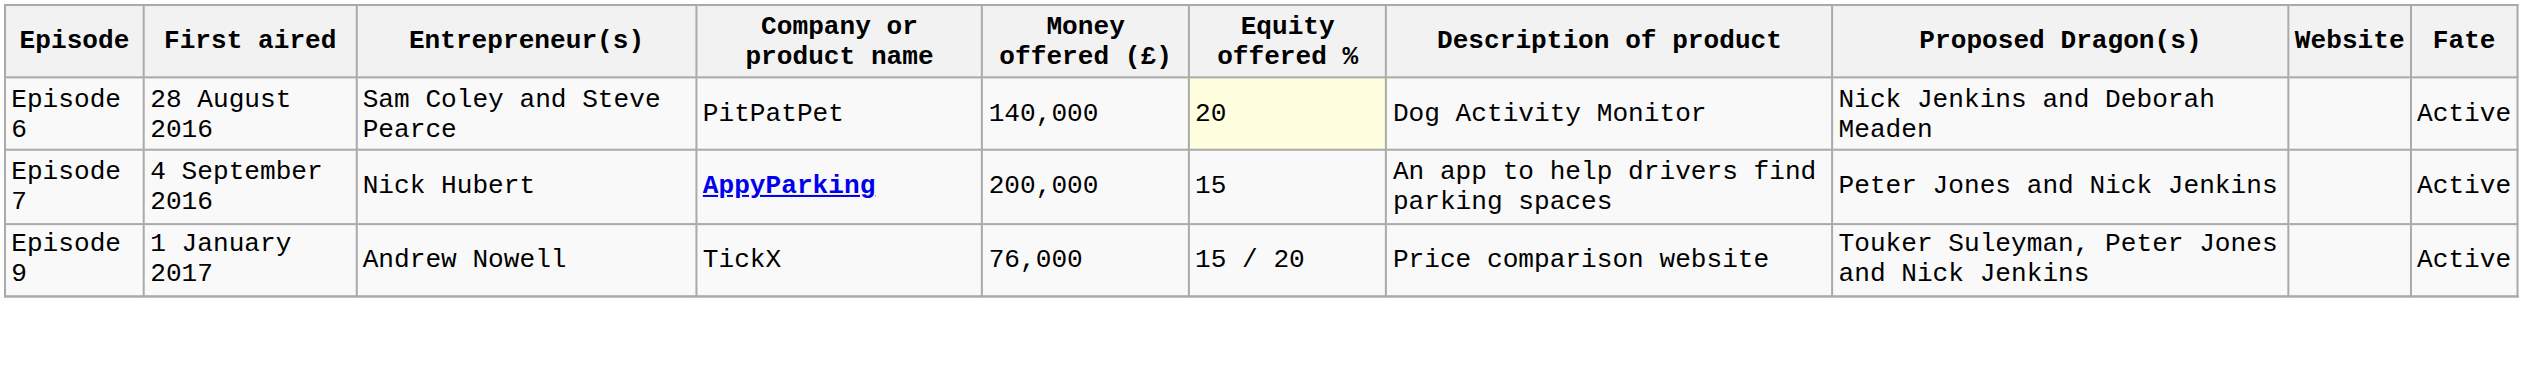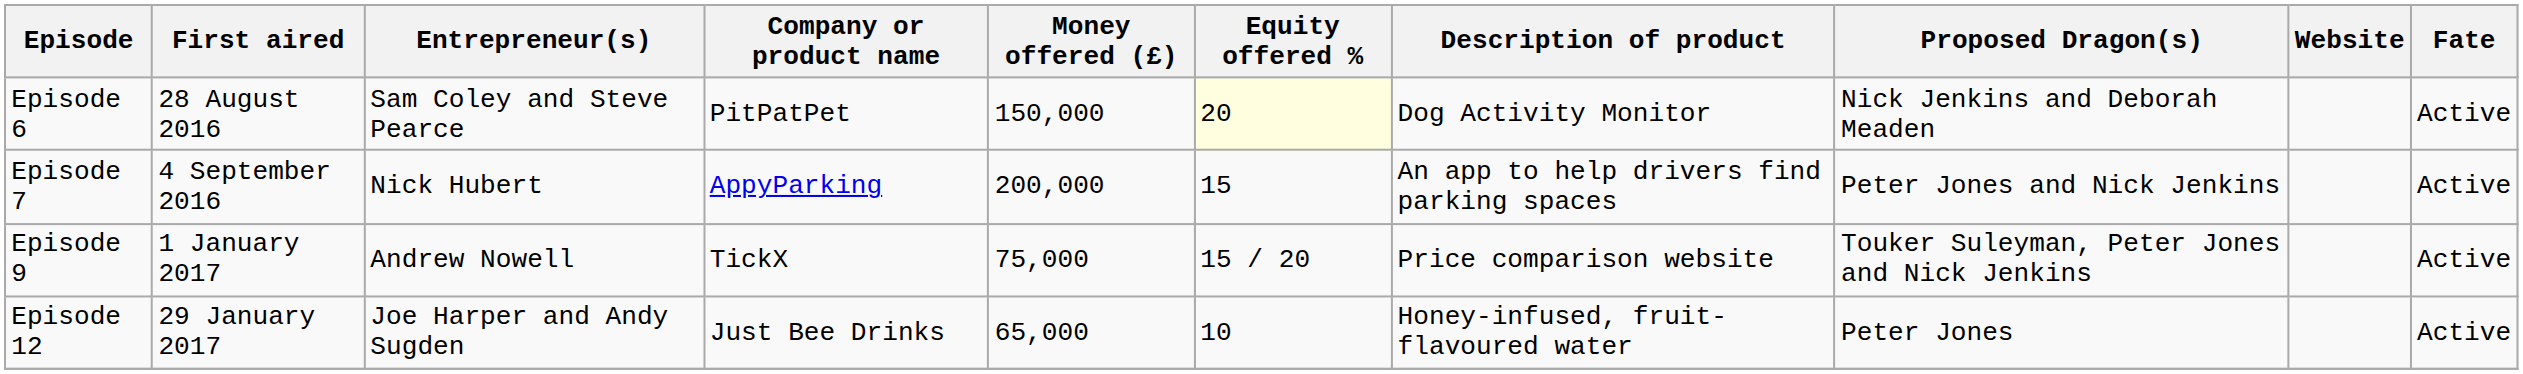(1044, 114) 140,000 -> (1050, 114) 150,000
(789, 187) bold -> (796, 187) normal
(1036, 260) 76,000 -> (1042, 260) 75,000
+ row: (66, 332)
